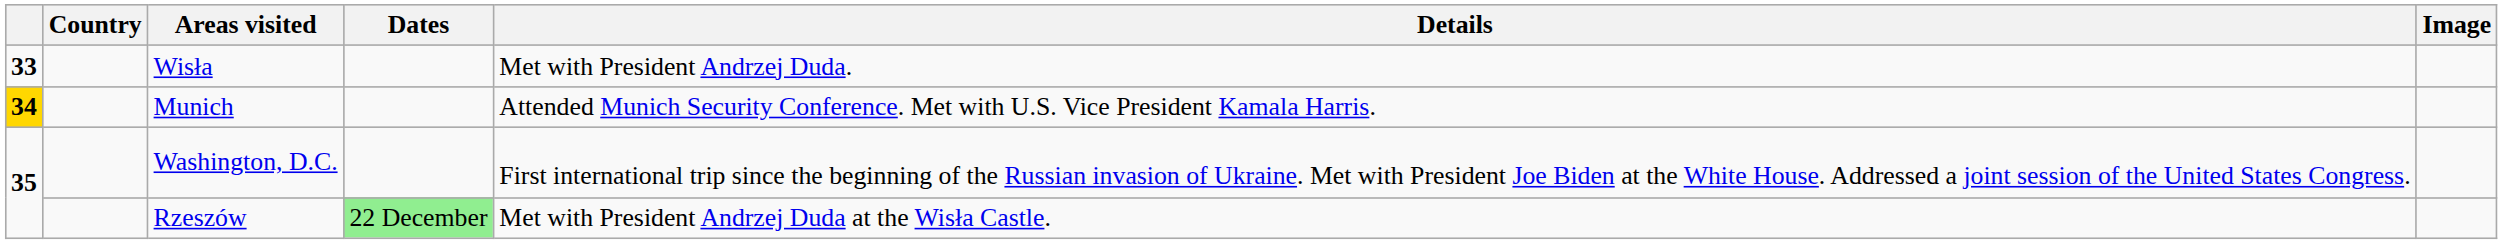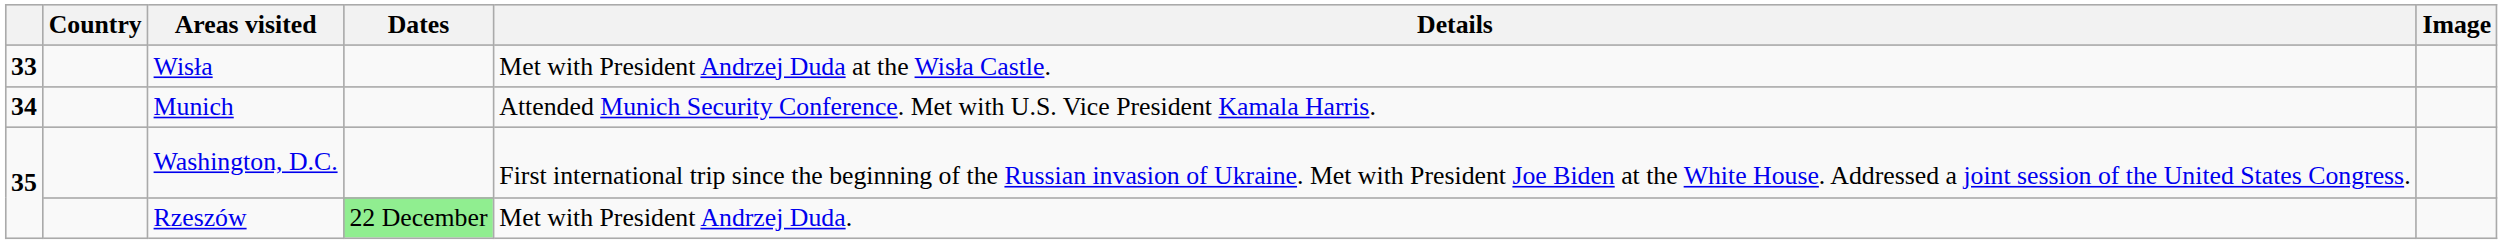(676, 65) Met with President Andrzej Duda. -> (775, 65) Met with President Andrzej Duda at the Wisła Castle.
(24, 106) gold background -> (24, 106) no background
(775, 217) Met with President Andrzej Duda at the Wisła Castle. -> (676, 217) Met with President Andrzej Duda.
